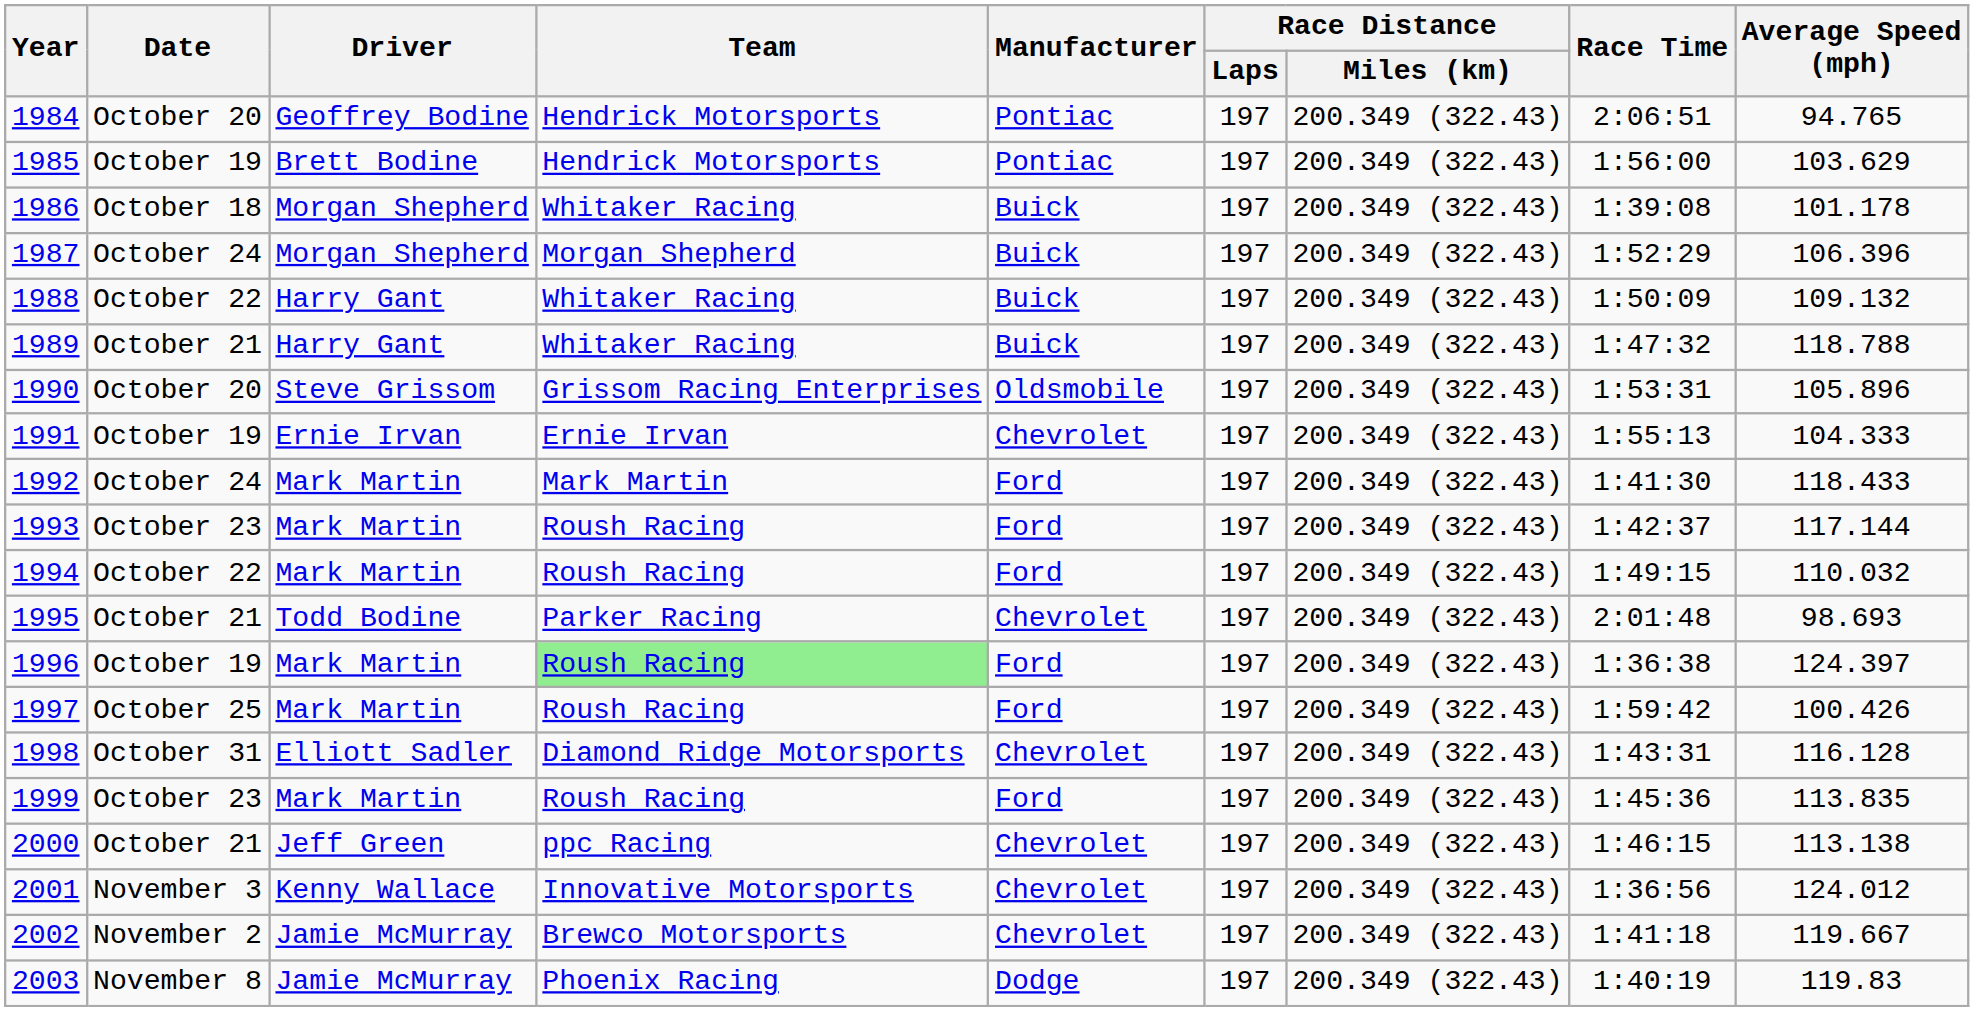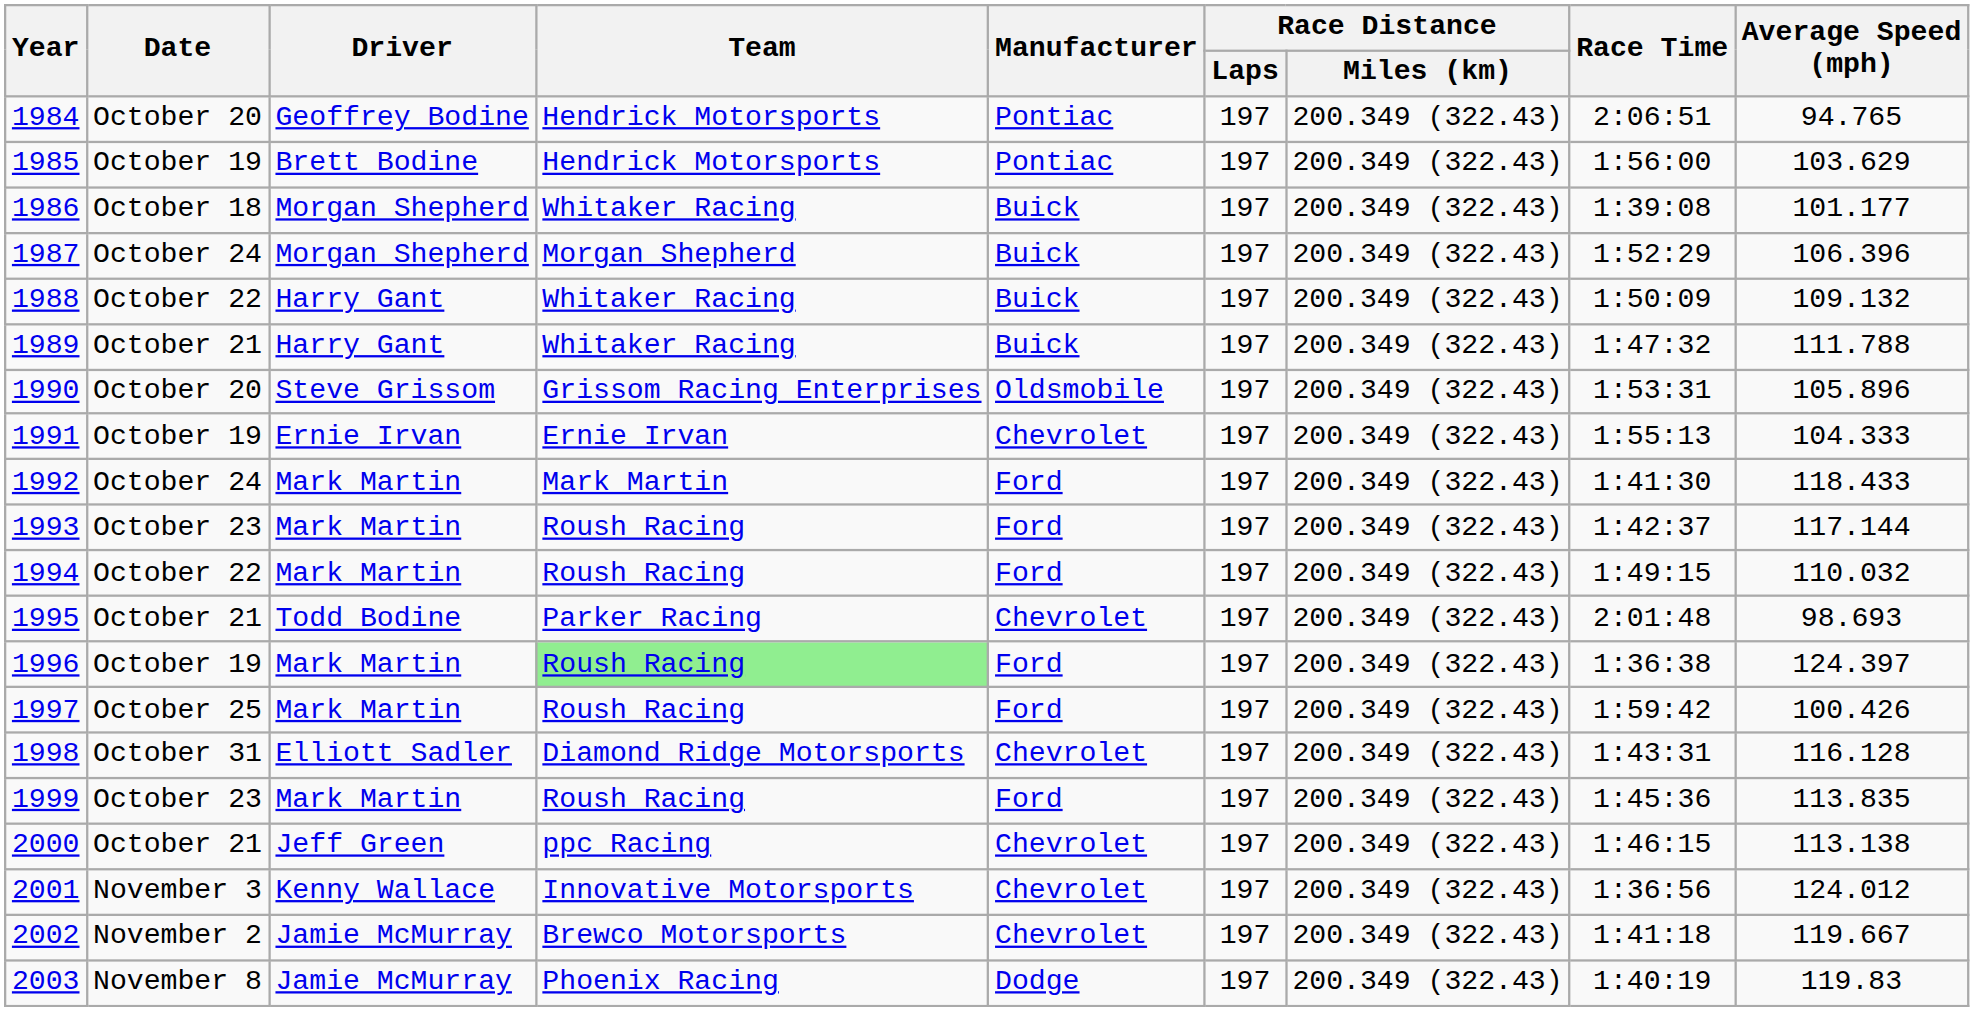(1851, 210) 101.178 -> (1851, 210) 101.177
(1851, 346) 118.788 -> (1851, 346) 111.788
